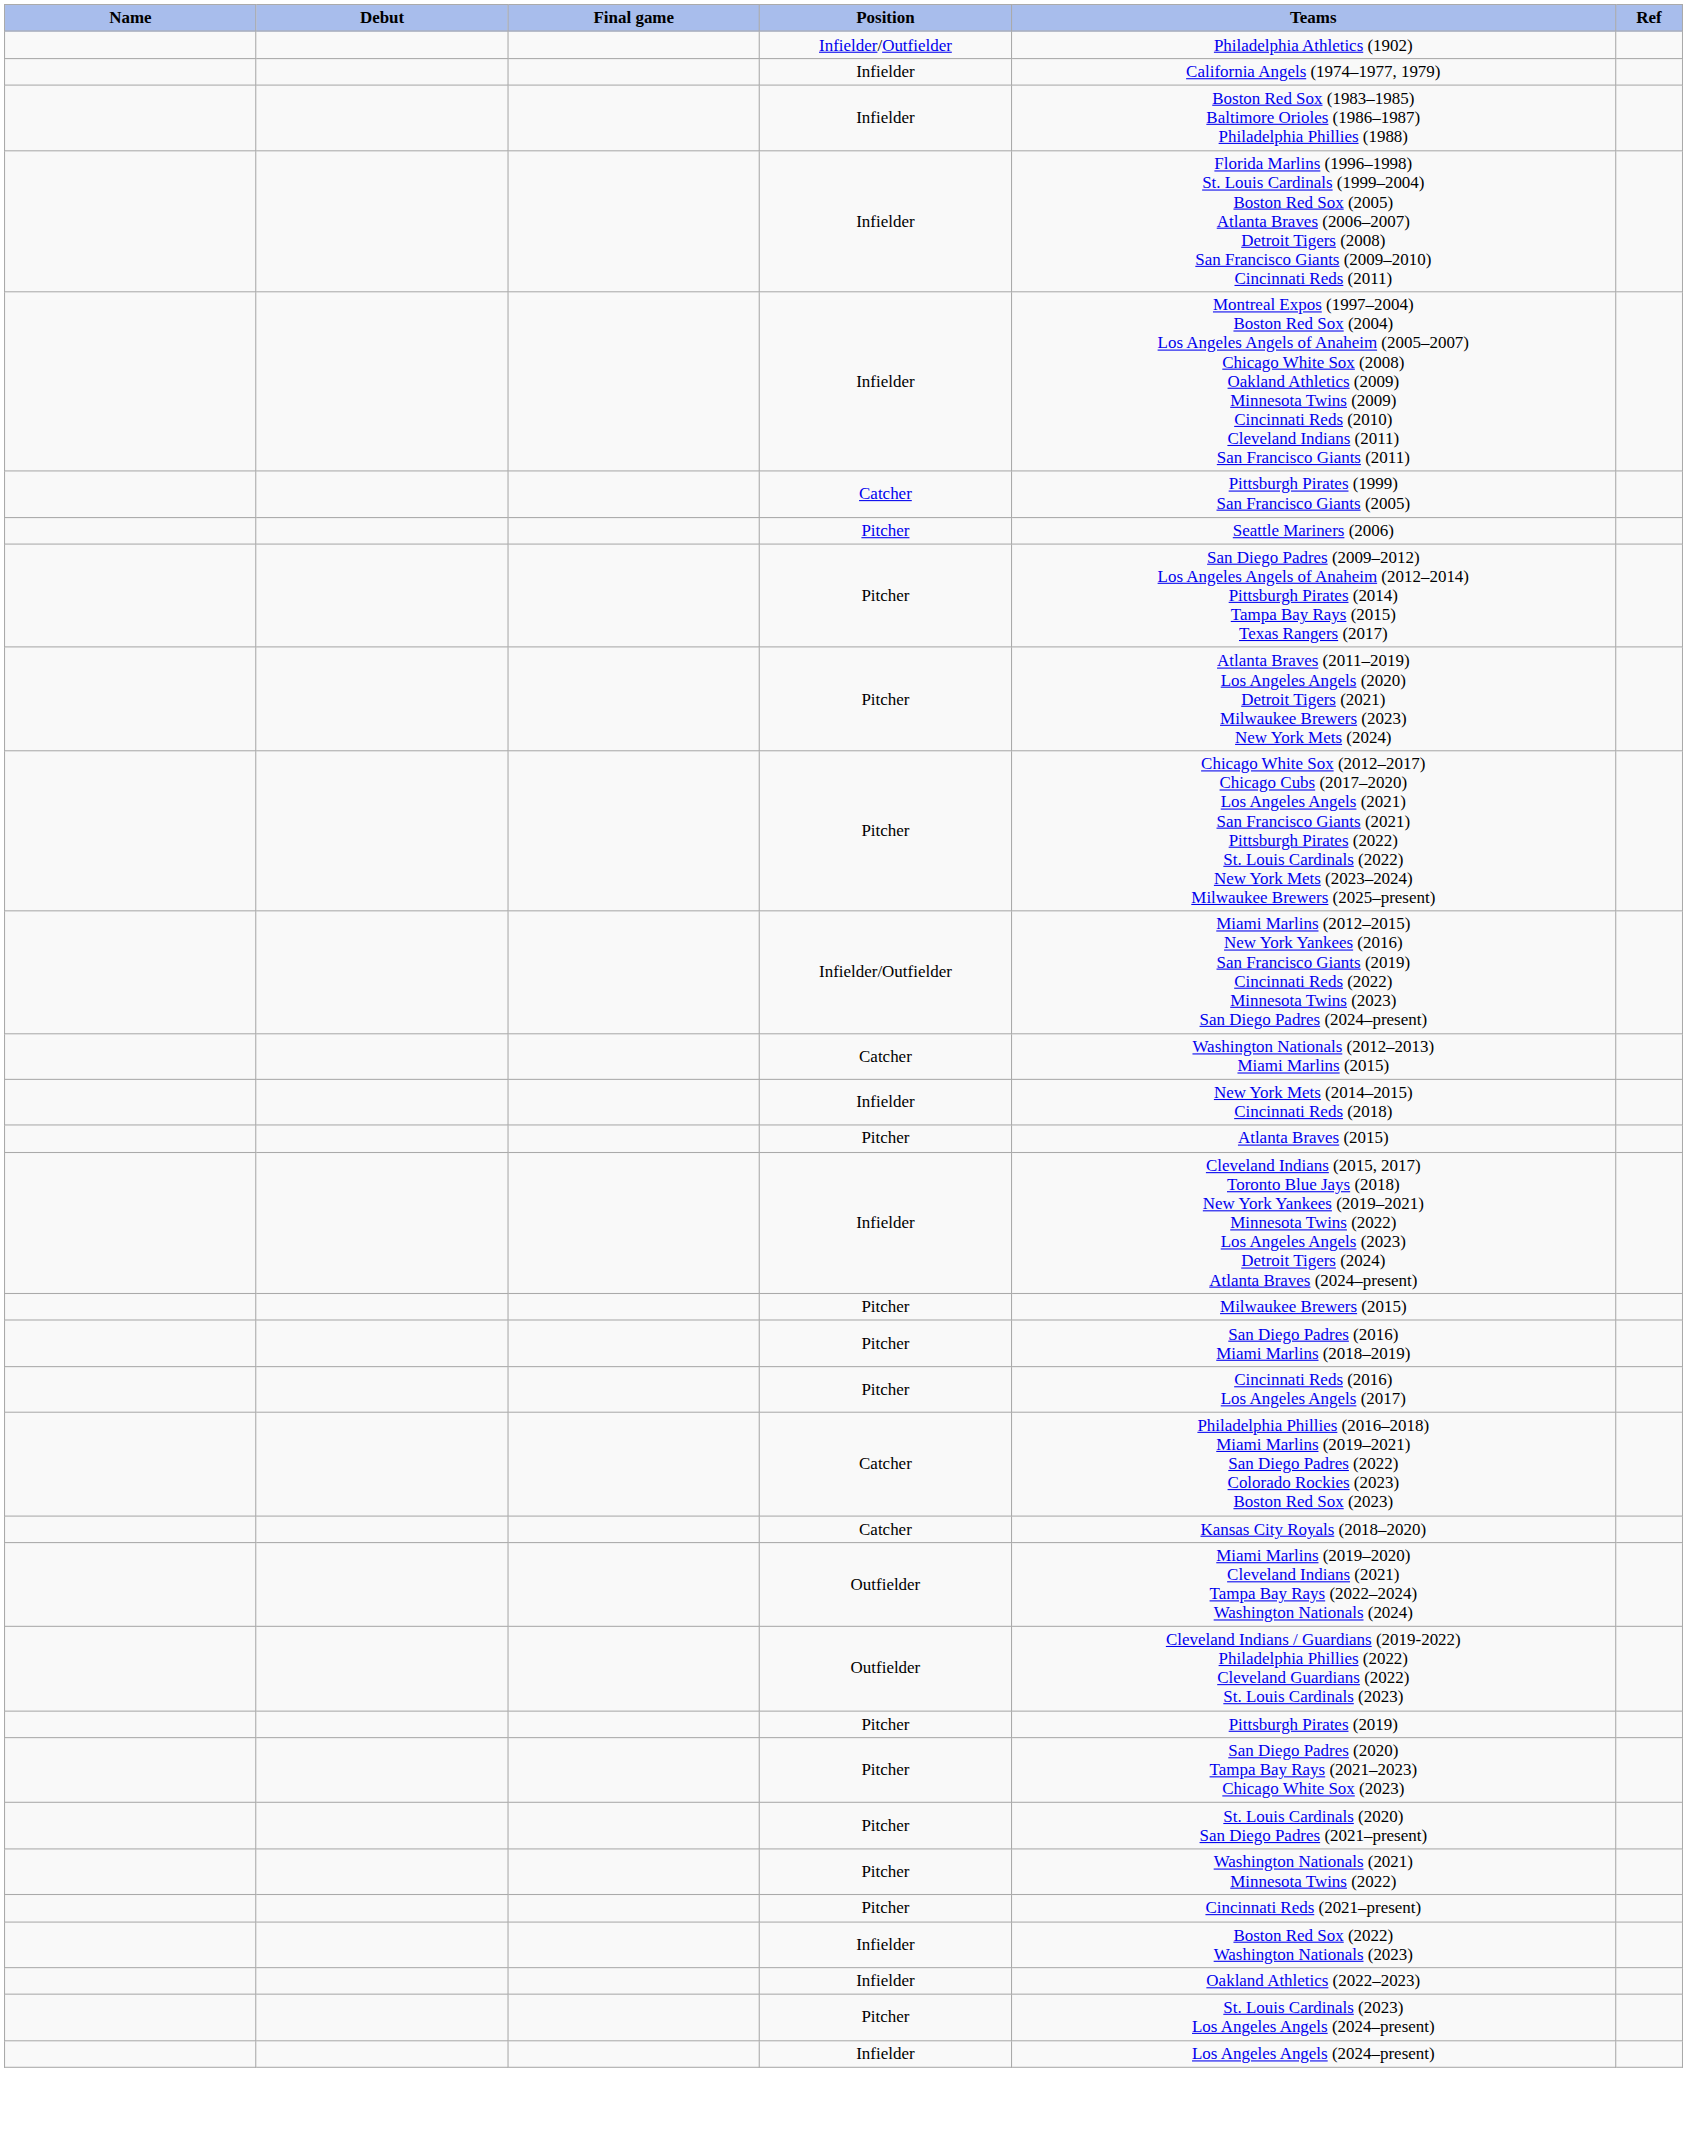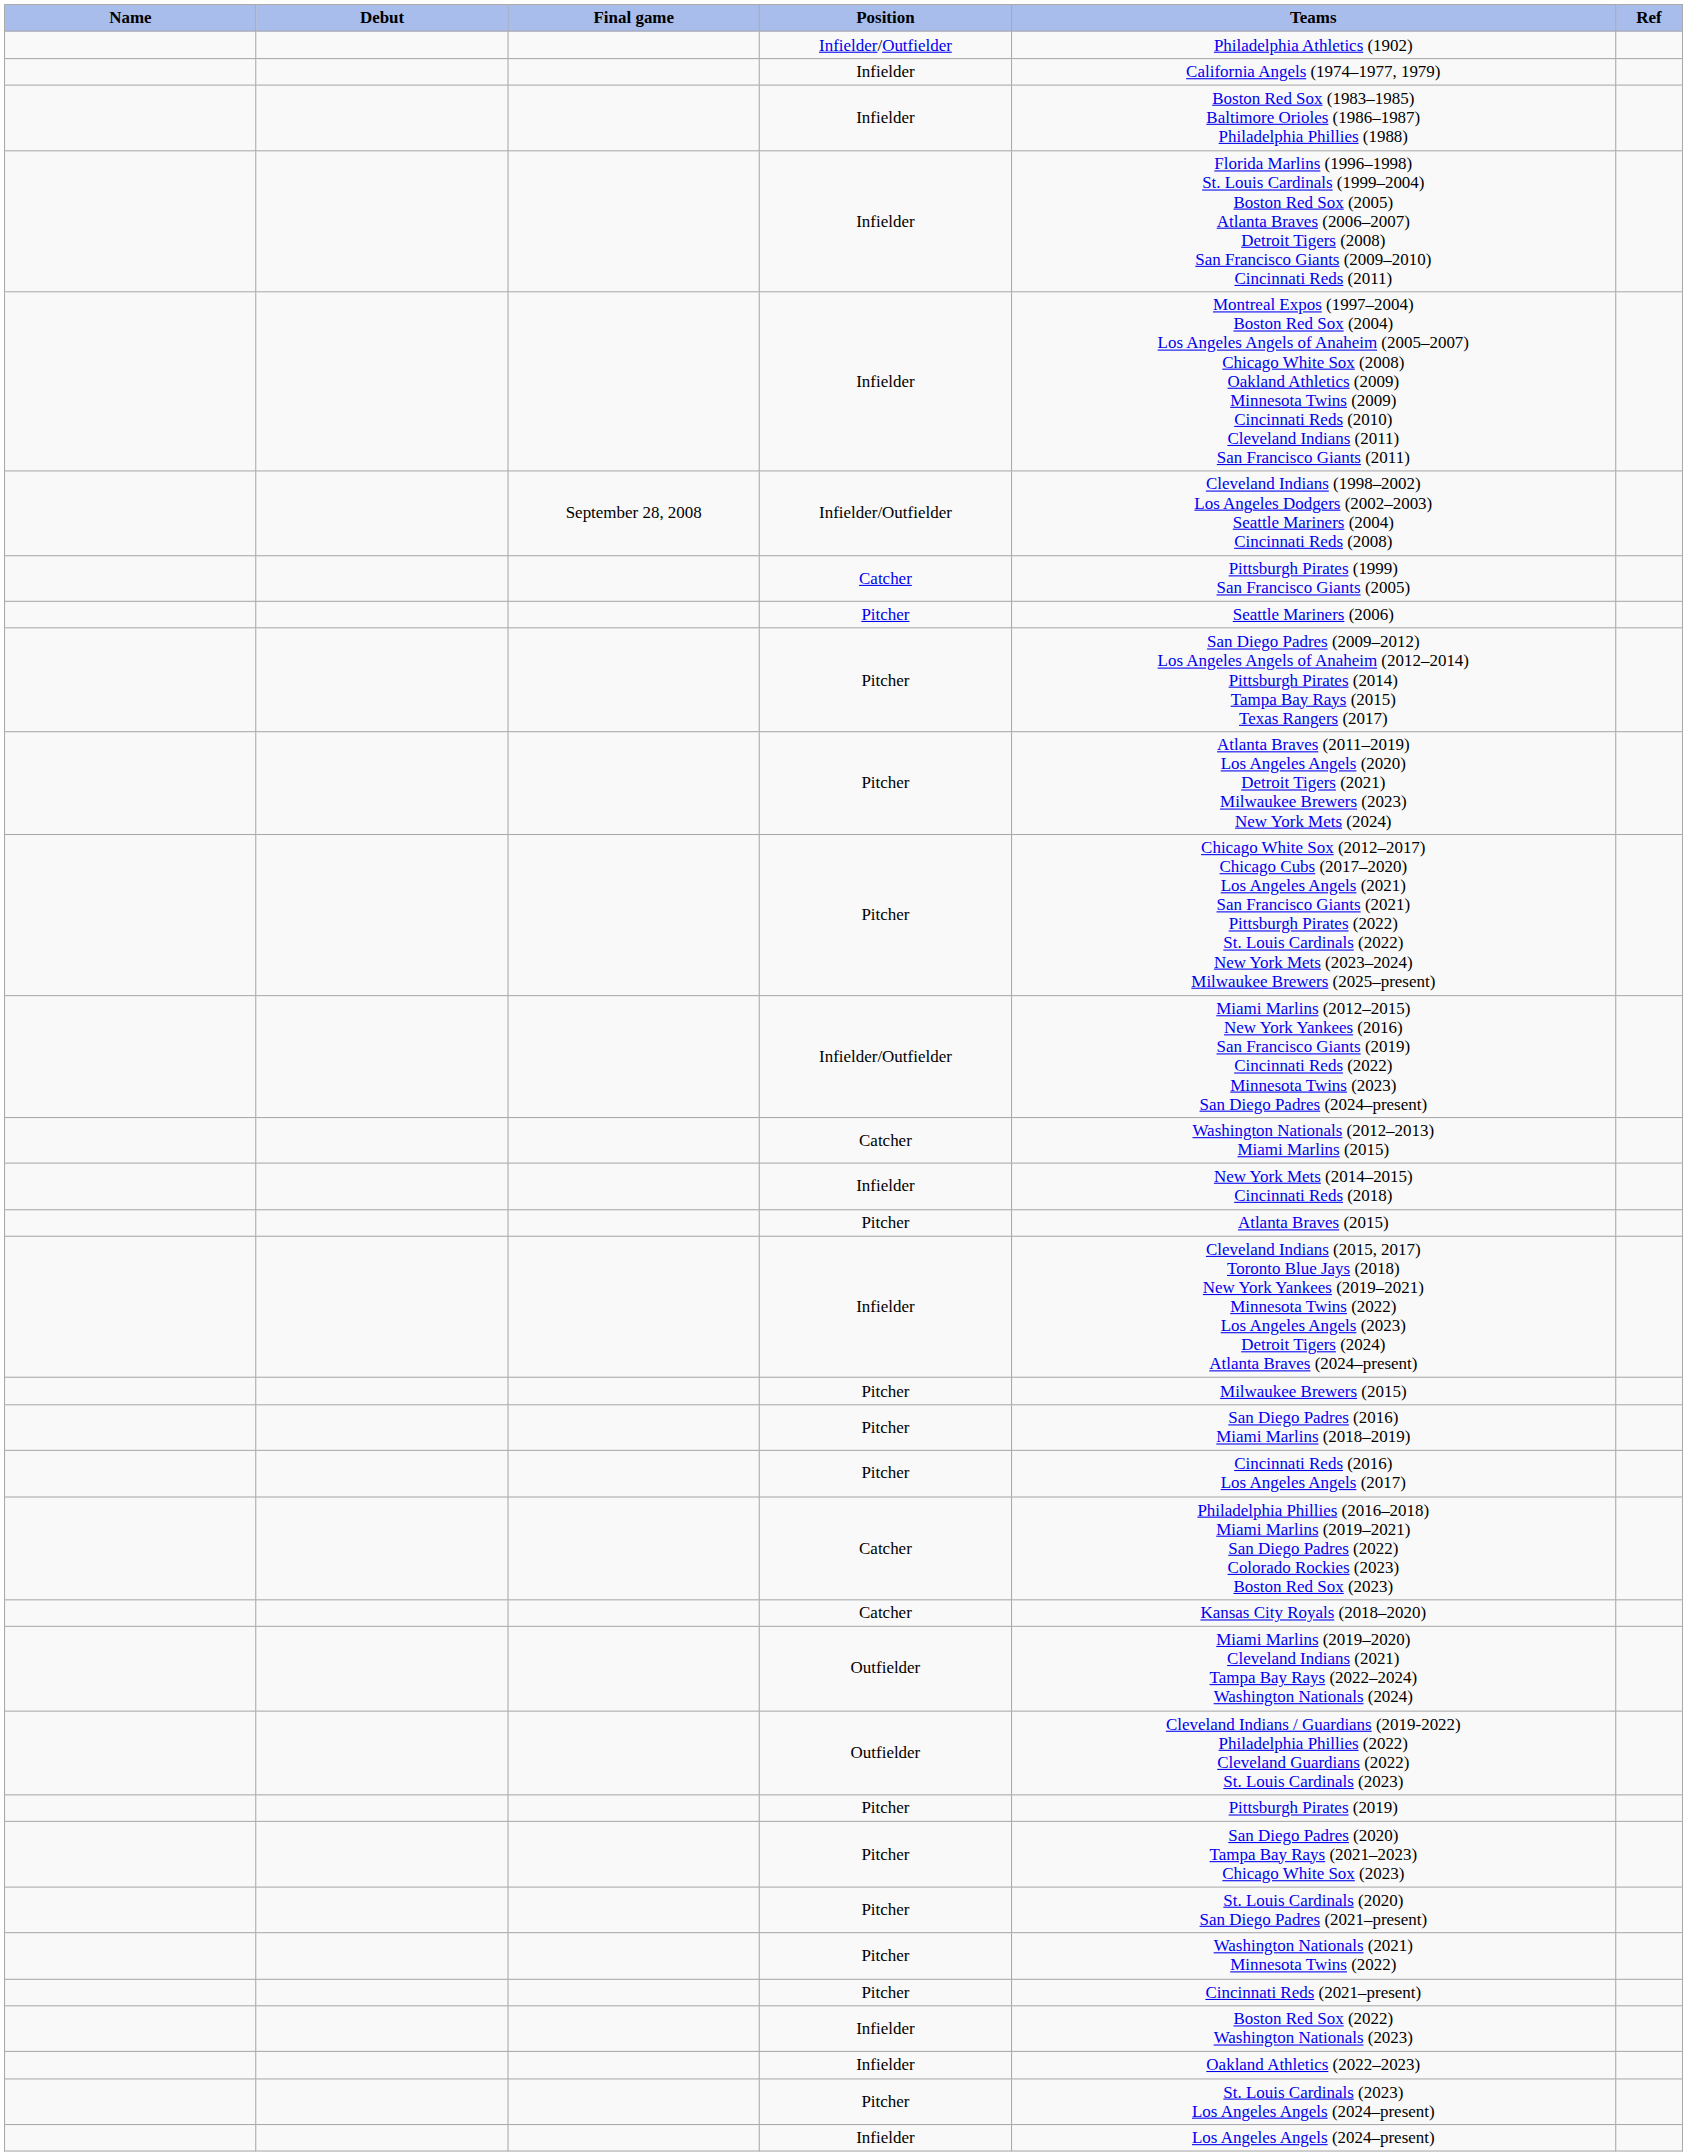+ row: (634, 513)
